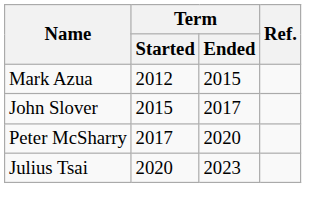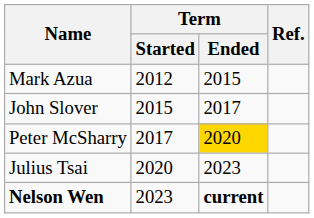(222, 138) no background -> (222, 138) gold background
+ row: (56, 197)
